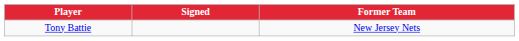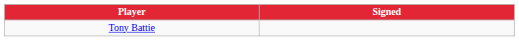- column: (387, 12)
